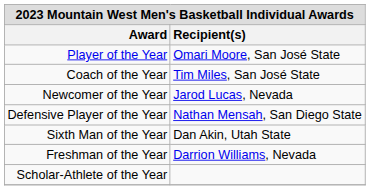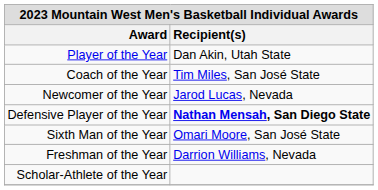(257, 55) Omari Moore, San José State -> (232, 55) Dan Akin, Utah State
(268, 115) normal -> (272, 115) bold
(232, 135) Dan Akin, Utah State -> (257, 135) Omari Moore, San José State
